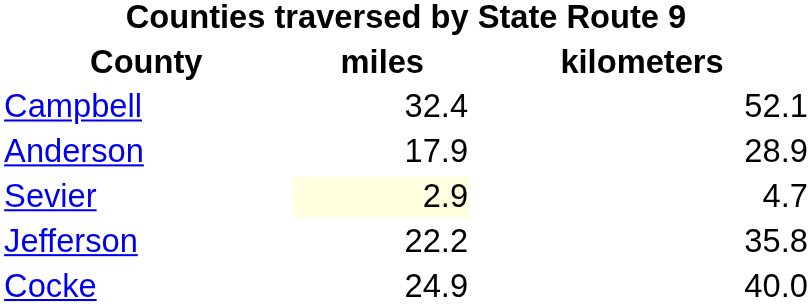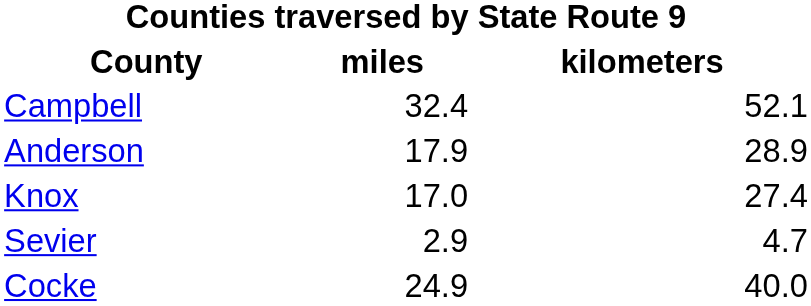+ row: (41, 196)
(445, 196) lightyellow background -> (445, 241) no background
- row: (71, 241)
